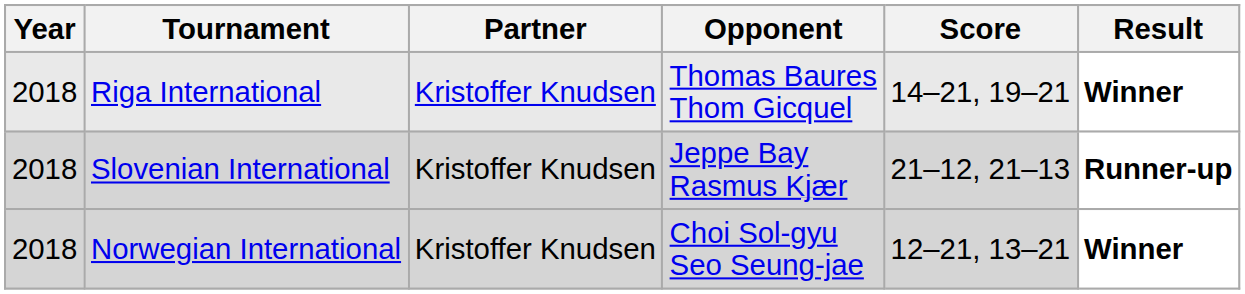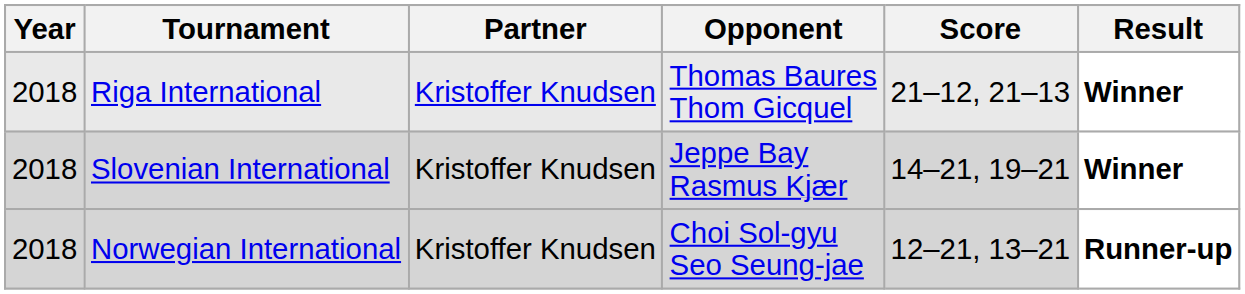(980, 91) 14–21, 19–21 -> (980, 91) 21–12, 21–13
(980, 170) 21–12, 21–13 -> (980, 170) 14–21, 19–21
(1158, 170) Runner-up -> (1134, 170) Winner
(1134, 249) Winner -> (1158, 249) Runner-up
